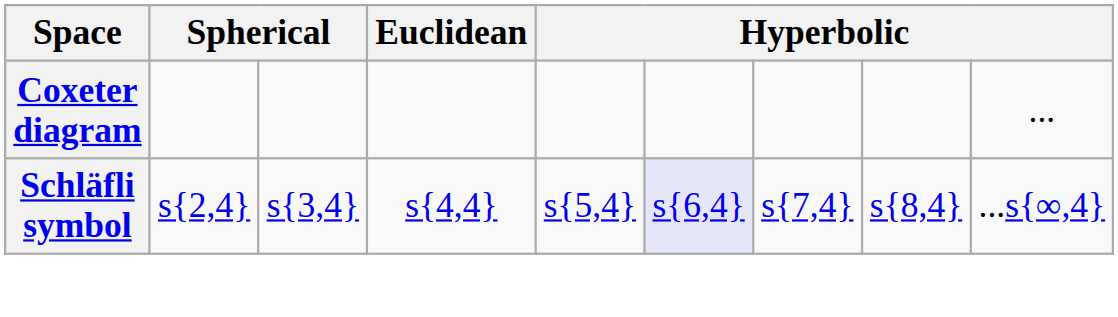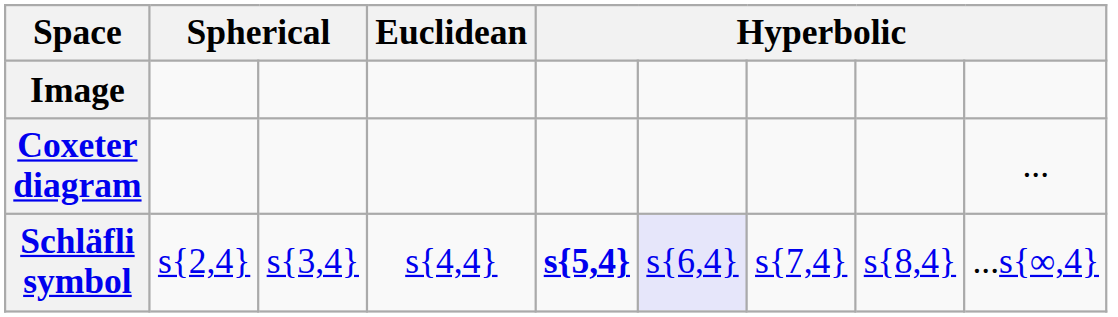+ row: (77, 88)
(590, 205) normal -> (587, 261) bold
